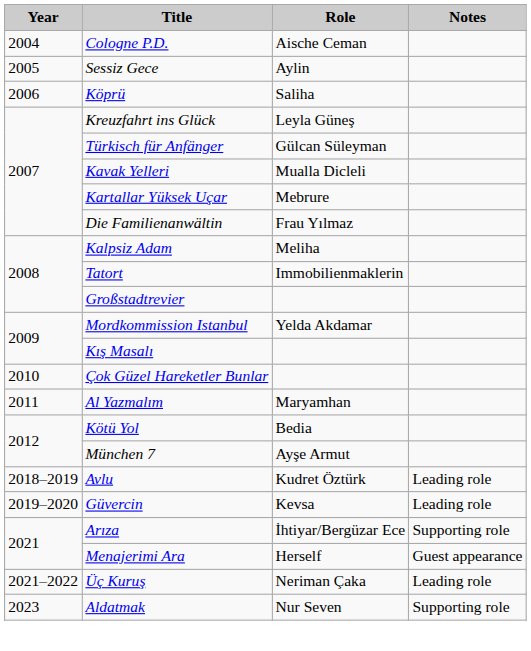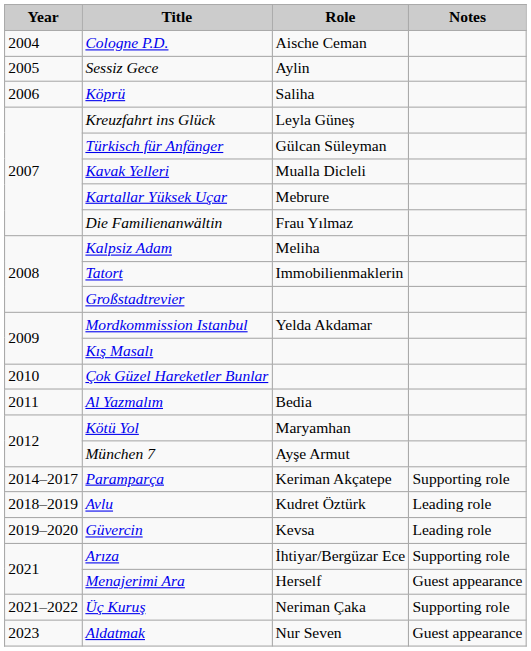(313, 402) Maryamhan -> (294, 402) Bedia
(294, 428) Bedia -> (313, 428) Maryamhan
+ row: (125, 479)
(452, 582) Leading role -> (461, 607) Supporting role
(461, 607) Supporting role -> (467, 633) Guest appearance
